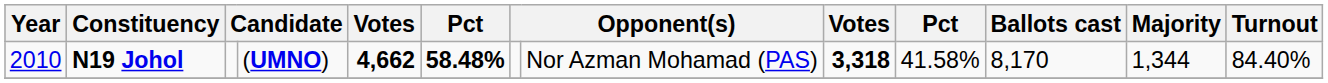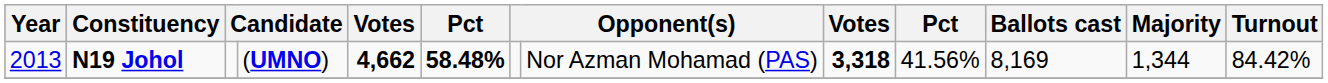(36, 60) 2010 -> (36, 60) 2013
(940, 60) 41.58% -> (940, 60) 41.56%
(1020, 60) 8,170 -> (1020, 60) 8,169
(1271, 60) 84.40% -> (1271, 60) 84.42%
